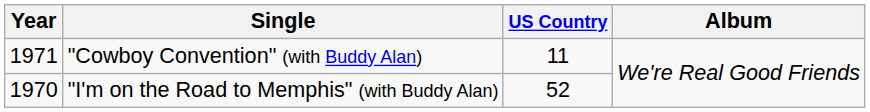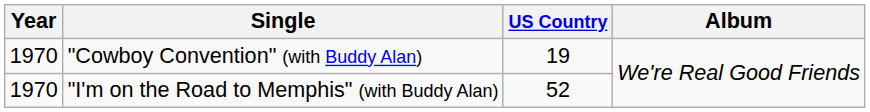(34, 55) 1971 -> (34, 55) 1970
(558, 55) 11 -> (558, 55) 19
